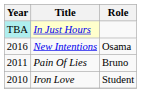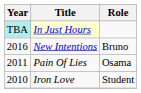(117, 46) Osama -> (115, 46) Bruno
(115, 63) Bruno -> (117, 63) Osama
